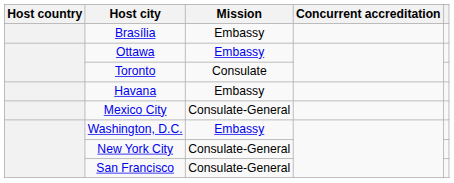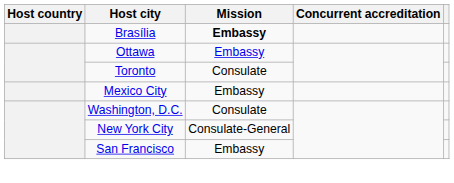(239, 33) normal -> (239, 33) bold
- row: (135, 91)
(239, 110) Consulate-General -> (239, 91) Embassy
(239, 129) Embassy -> (239, 110) Consulate
(239, 168) Consulate-General -> (239, 149) Embassy
